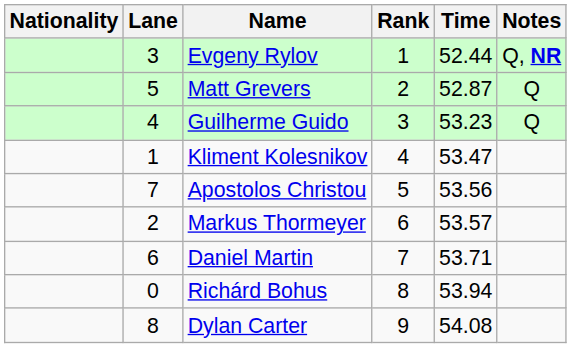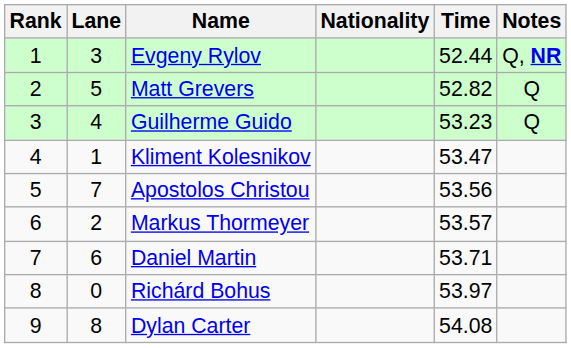columns swapped: (403, 21) <-> (64, 21)
(466, 88) 52.87 -> (466, 88) 52.82
(466, 291) 53.94 -> (466, 291) 53.97
